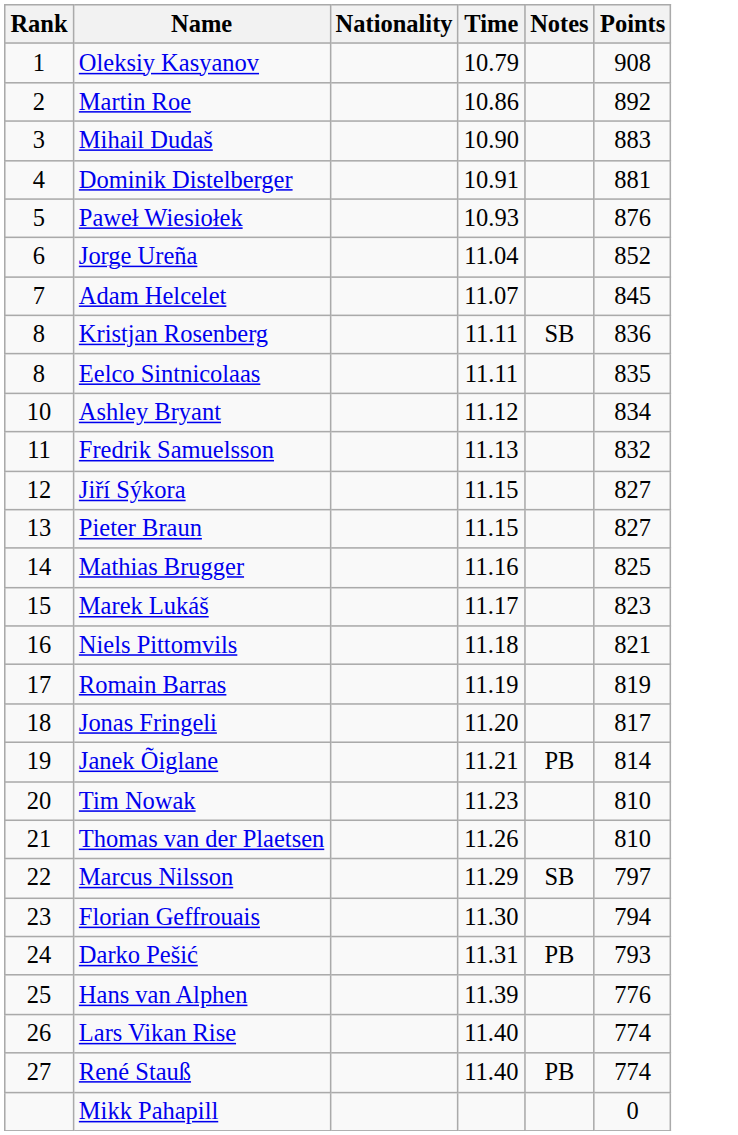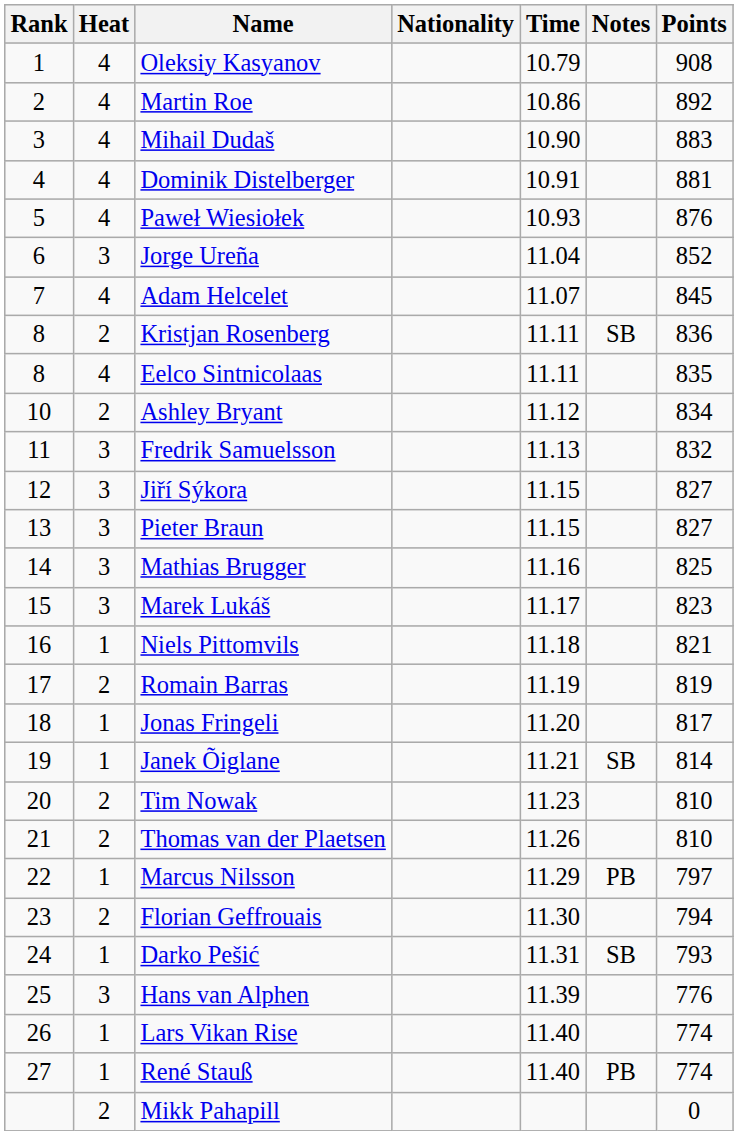+ column: (104, 23)
(559, 761) PB -> (621, 761) SB
(559, 878) SB -> (621, 878) PB
(559, 955) PB -> (621, 955) SB
